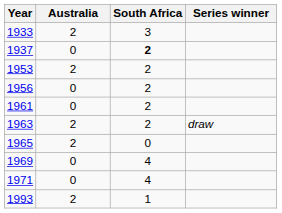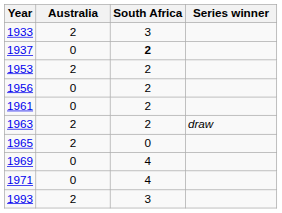(148, 198) 1 -> (148, 198) 3
